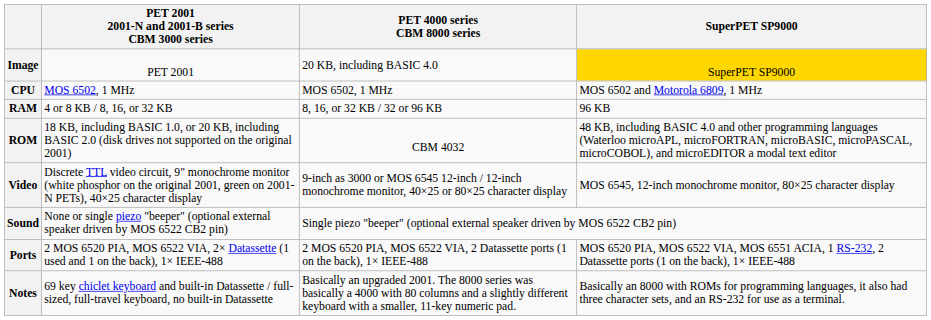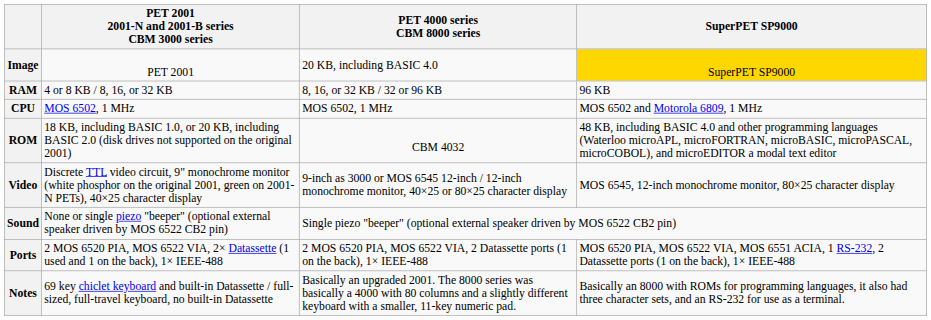rows swapped: (23, 90) <-> (23, 108)
